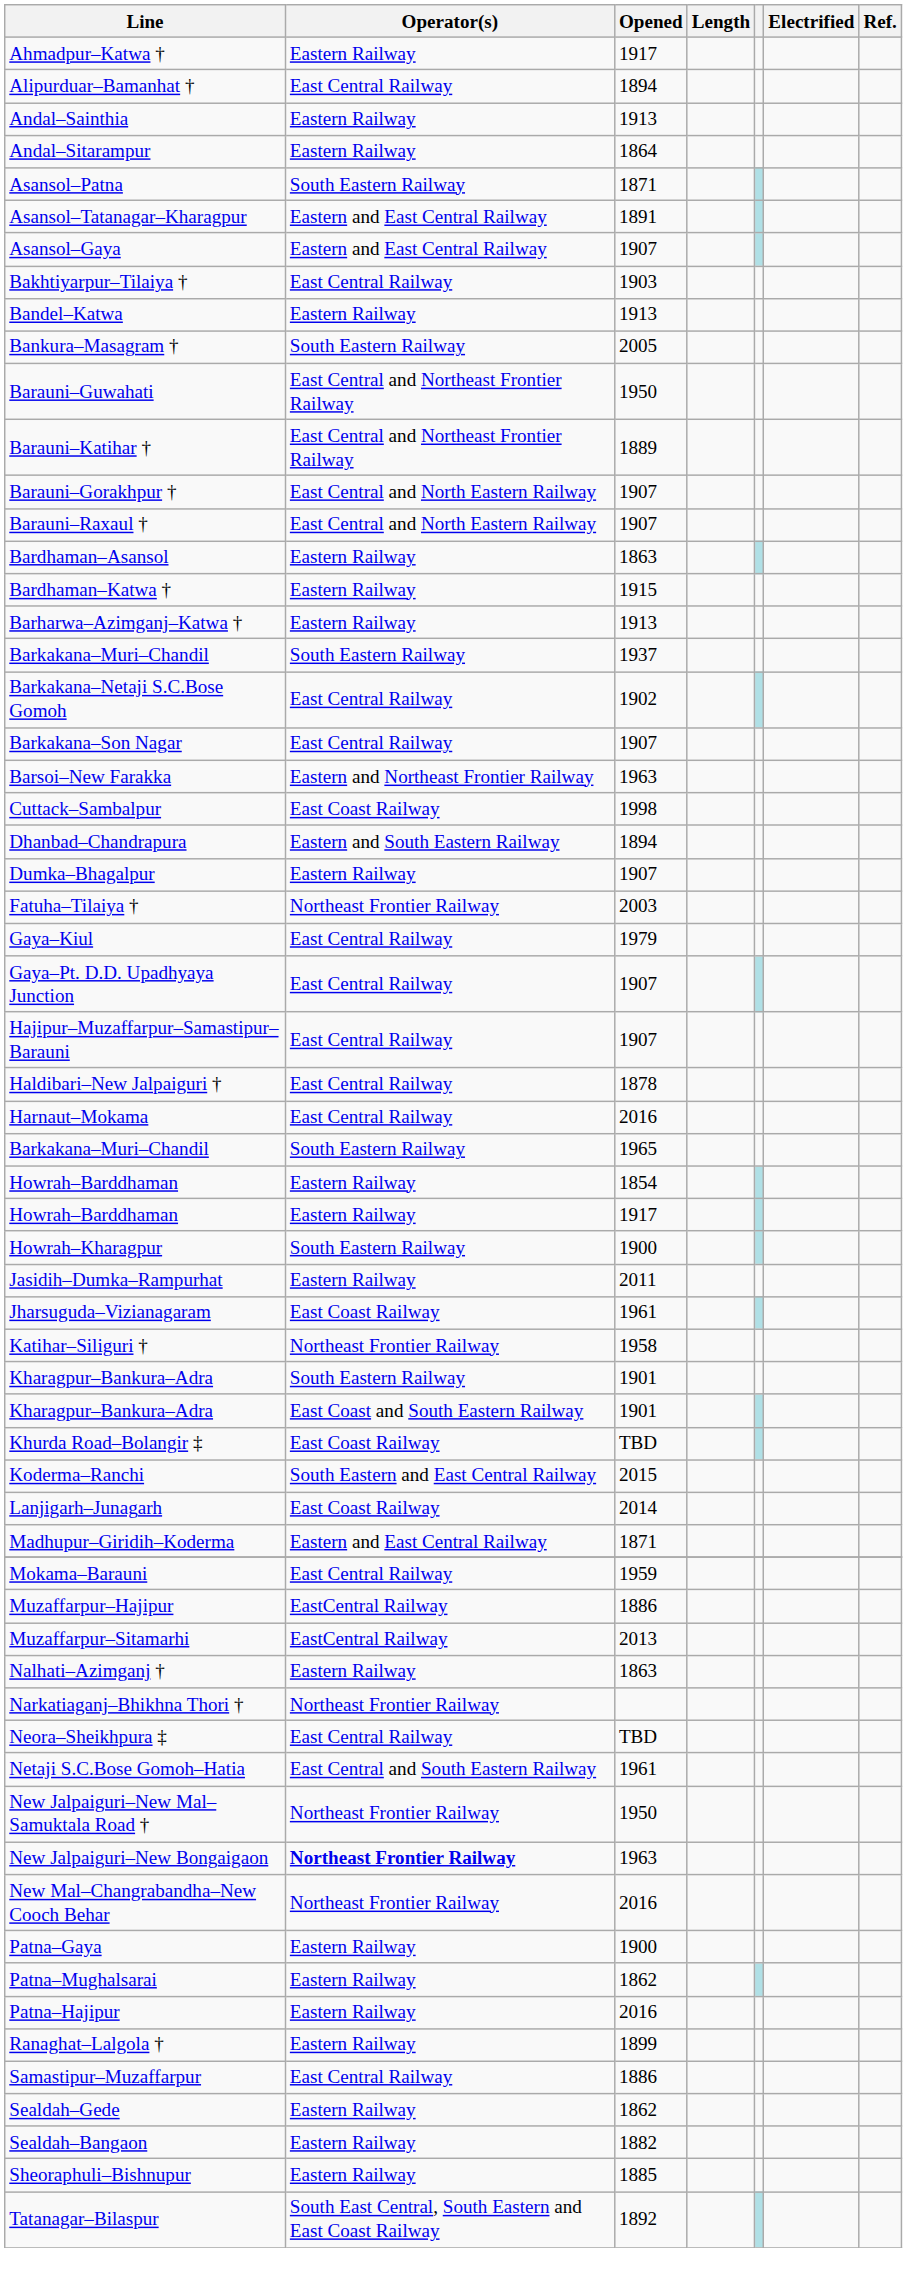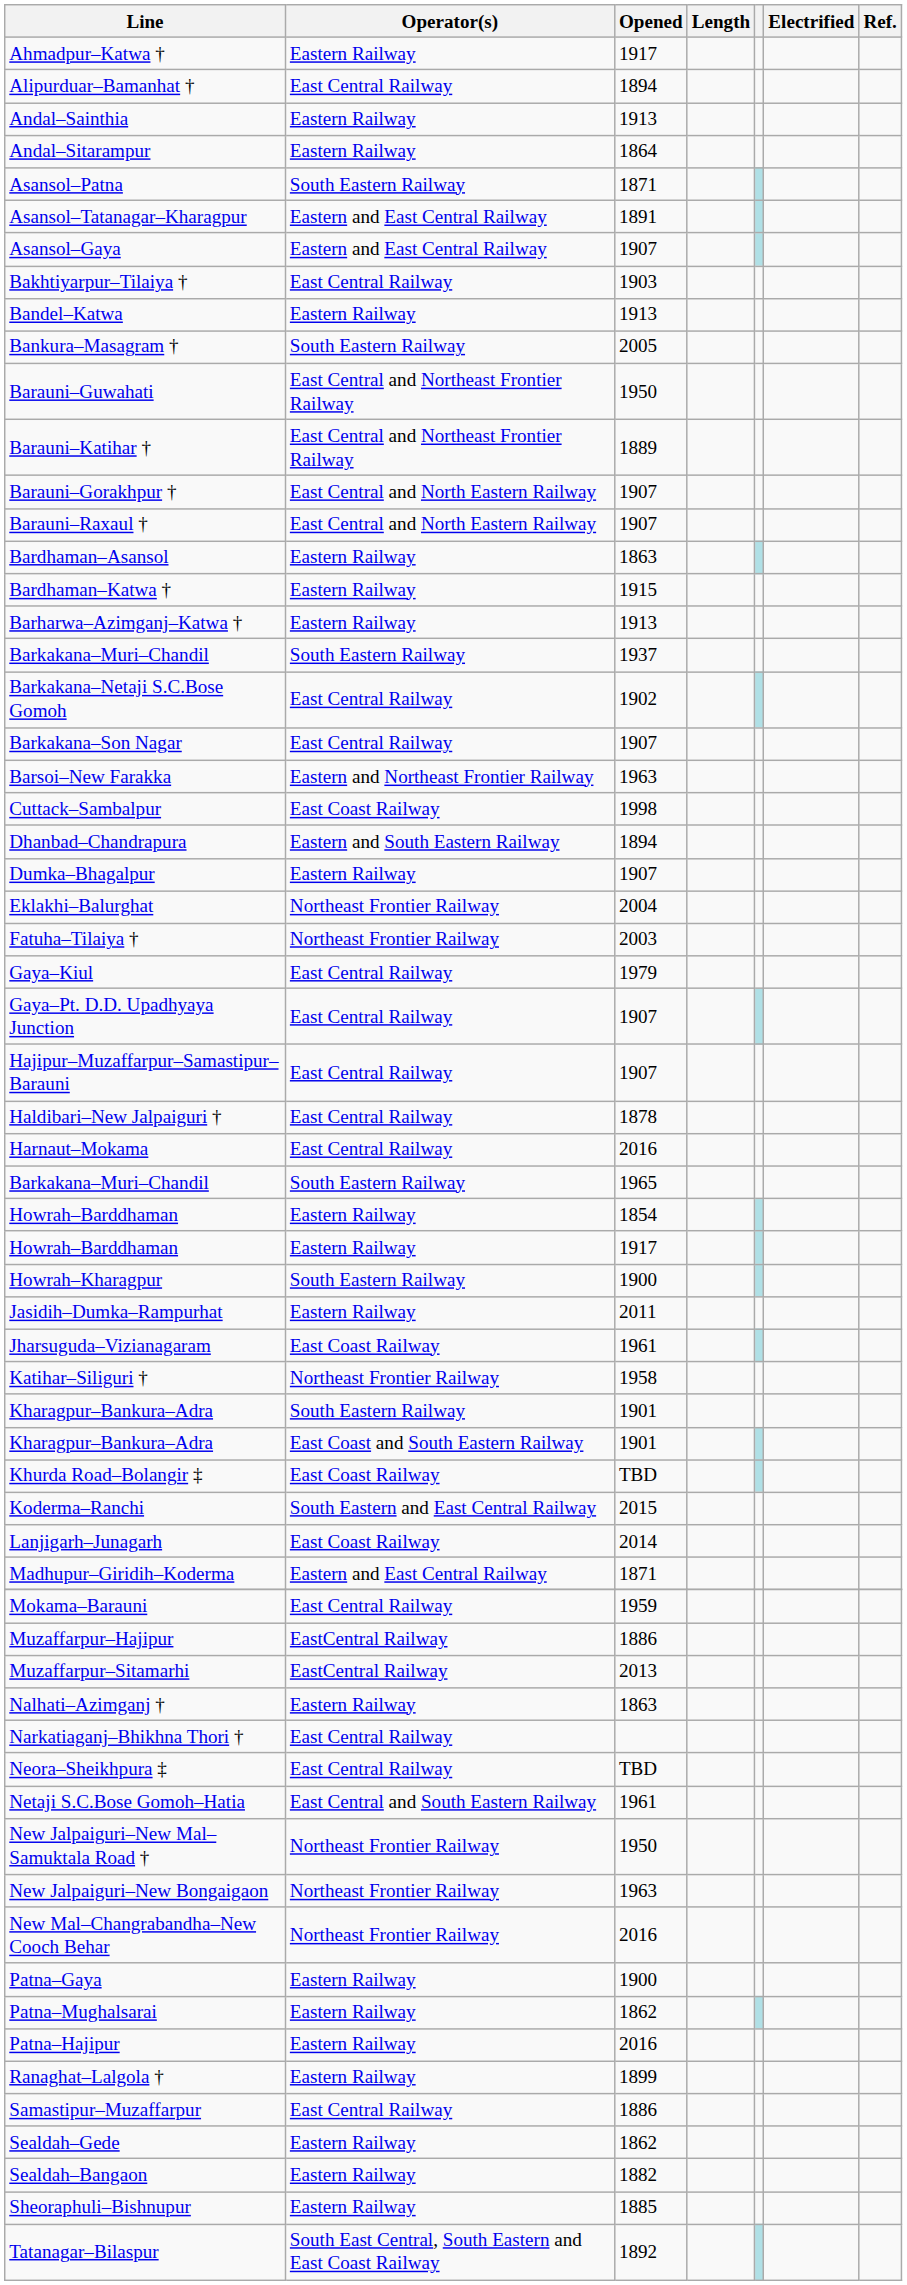+ row: (81, 906)
(394, 1703) Northeast Frontier Railway -> (371, 1736) East Central Railway
(403, 1857) bold -> (394, 1890) normal
